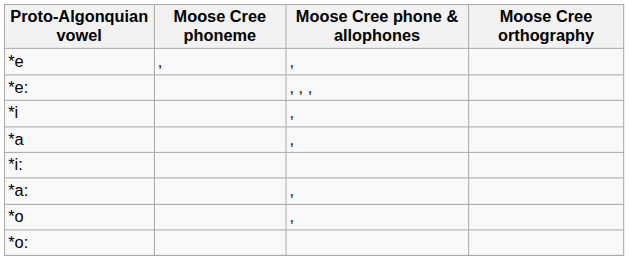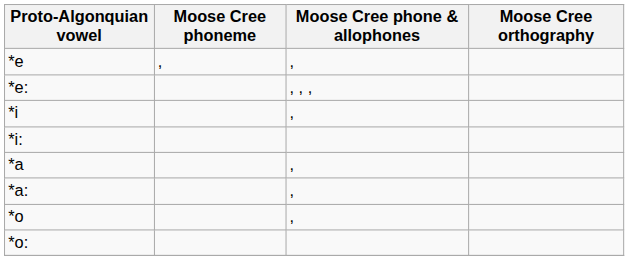rows swapped: (16, 165) <-> (16, 139)
